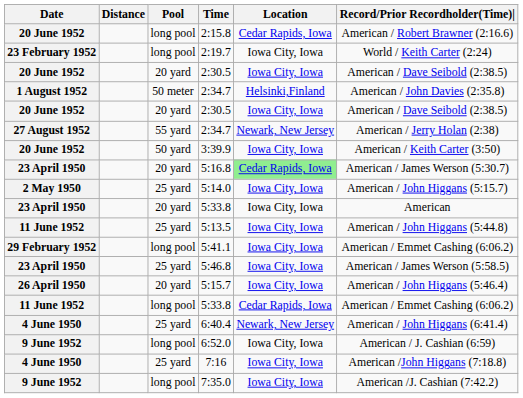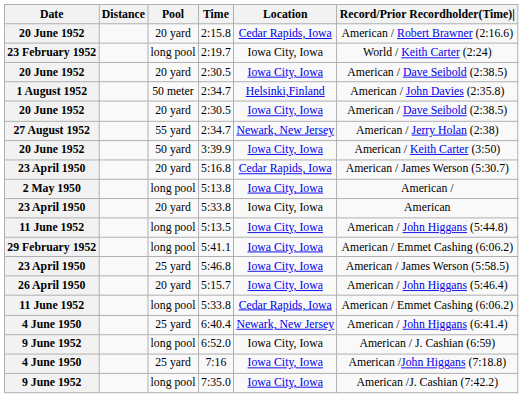(173, 33) long pool -> (173, 33) 20 yard
(285, 169) lightgreen background -> (285, 169) no background
- row: (52, 188)
+ row: (52, 188)
(173, 227) 25 yard -> (173, 227) long pool
